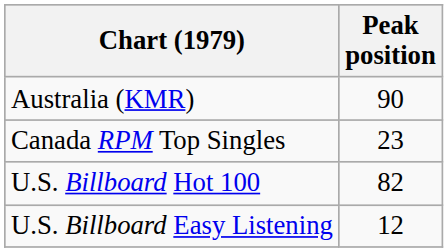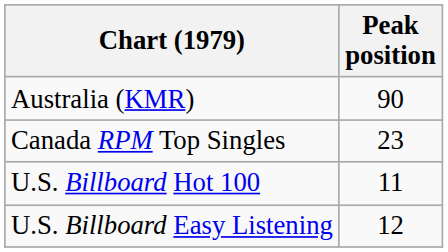(391, 182) 82 -> (391, 182) 11
